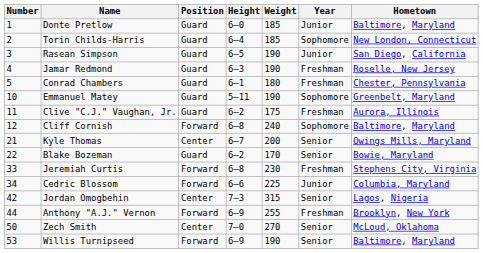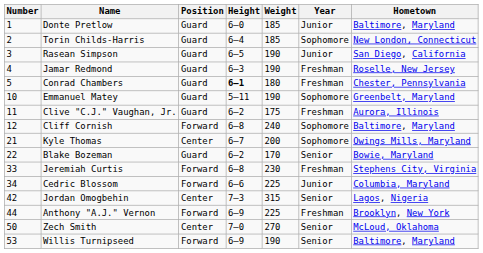(236, 84) normal -> (236, 84) bold
(317, 141) Senior -> (325, 141) Sophomore
(272, 213) 255 -> (272, 213) 225
